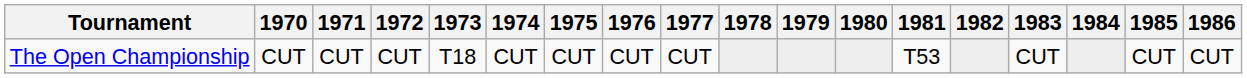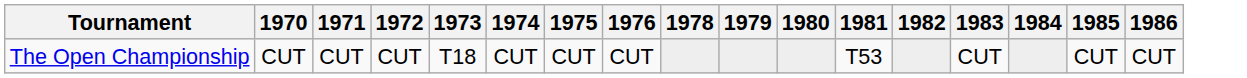- column: (690, 22)
